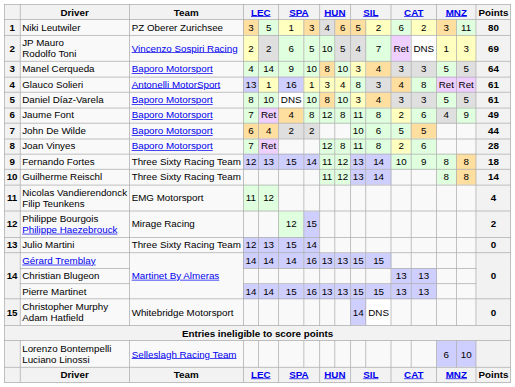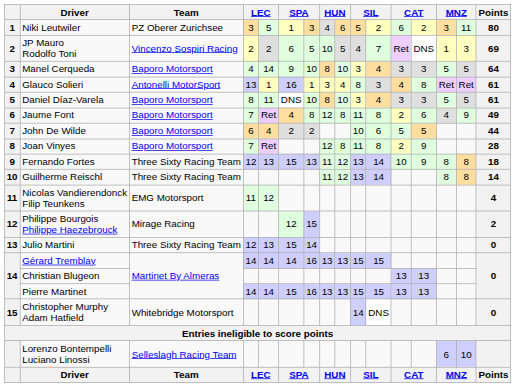(269, 100) 10 -> (269, 100) 11
(424, 146) 6 -> (424, 146) 9
(312, 161) 14 -> (312, 161) 13
